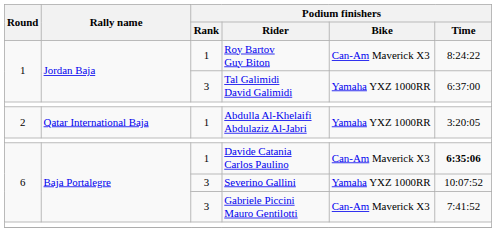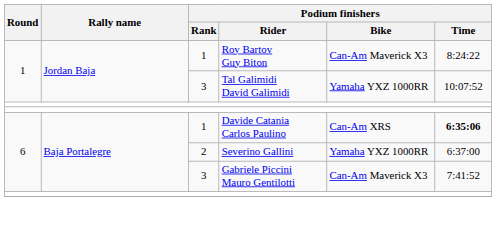(464, 86) 6:37:00 -> (463, 86) 10:07:52
- row: (23, 122)
(381, 157) Can-Am Maverick X3 -> (360, 127) Can-Am XRS
(206, 182) 3 -> (204, 151) 2
(464, 182) 10:07:52 -> (463, 151) 6:37:00
